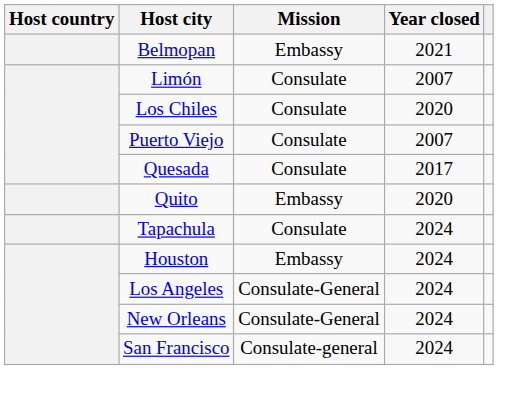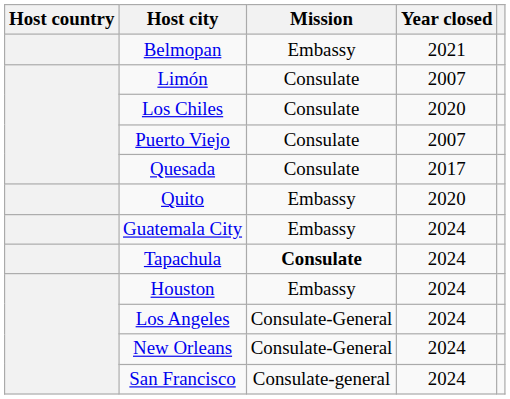+ row: (183, 229)
(309, 229) normal -> (322, 259) bold
